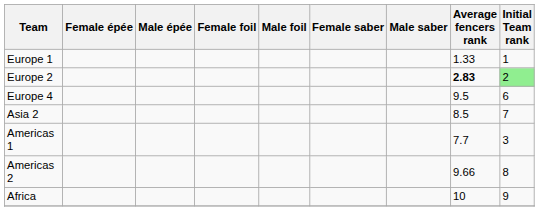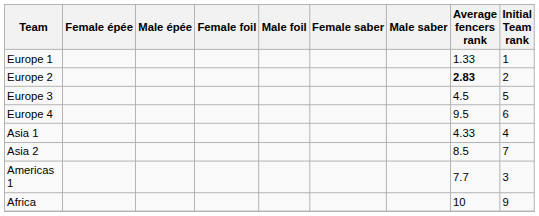(506, 77) lightgreen background -> (506, 77) no background
+ row: (30, 96)
+ row: (23, 133)
- row: (31, 171)
